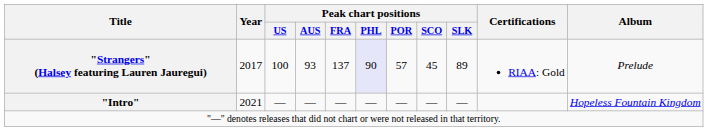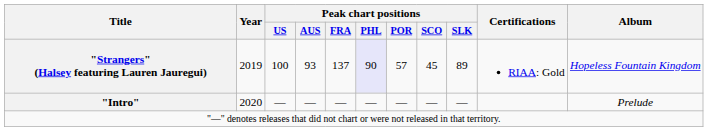(251, 66) 2017 -> (251, 66) 2019
(635, 66) Prelude -> (635, 66) Hopeless Fountain Kingdom
(251, 101) 2021 -> (251, 101) 2020
(635, 101) Hopeless Fountain Kingdom -> (635, 101) Prelude
